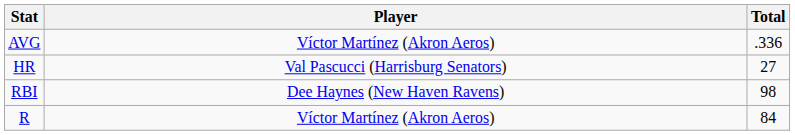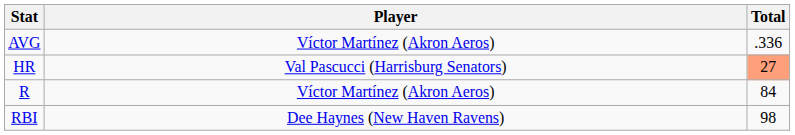(768, 67) no background -> (768, 67) lightsalmon background
rows swapped: (24, 92) <-> (24, 117)
